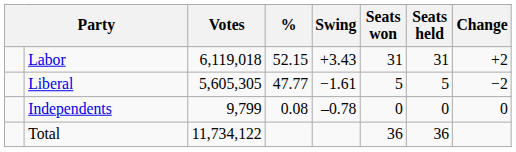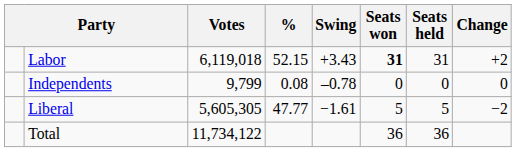(395, 59) normal -> (395, 59) bold
rows swapped: (51, 84) <-> (70, 109)
